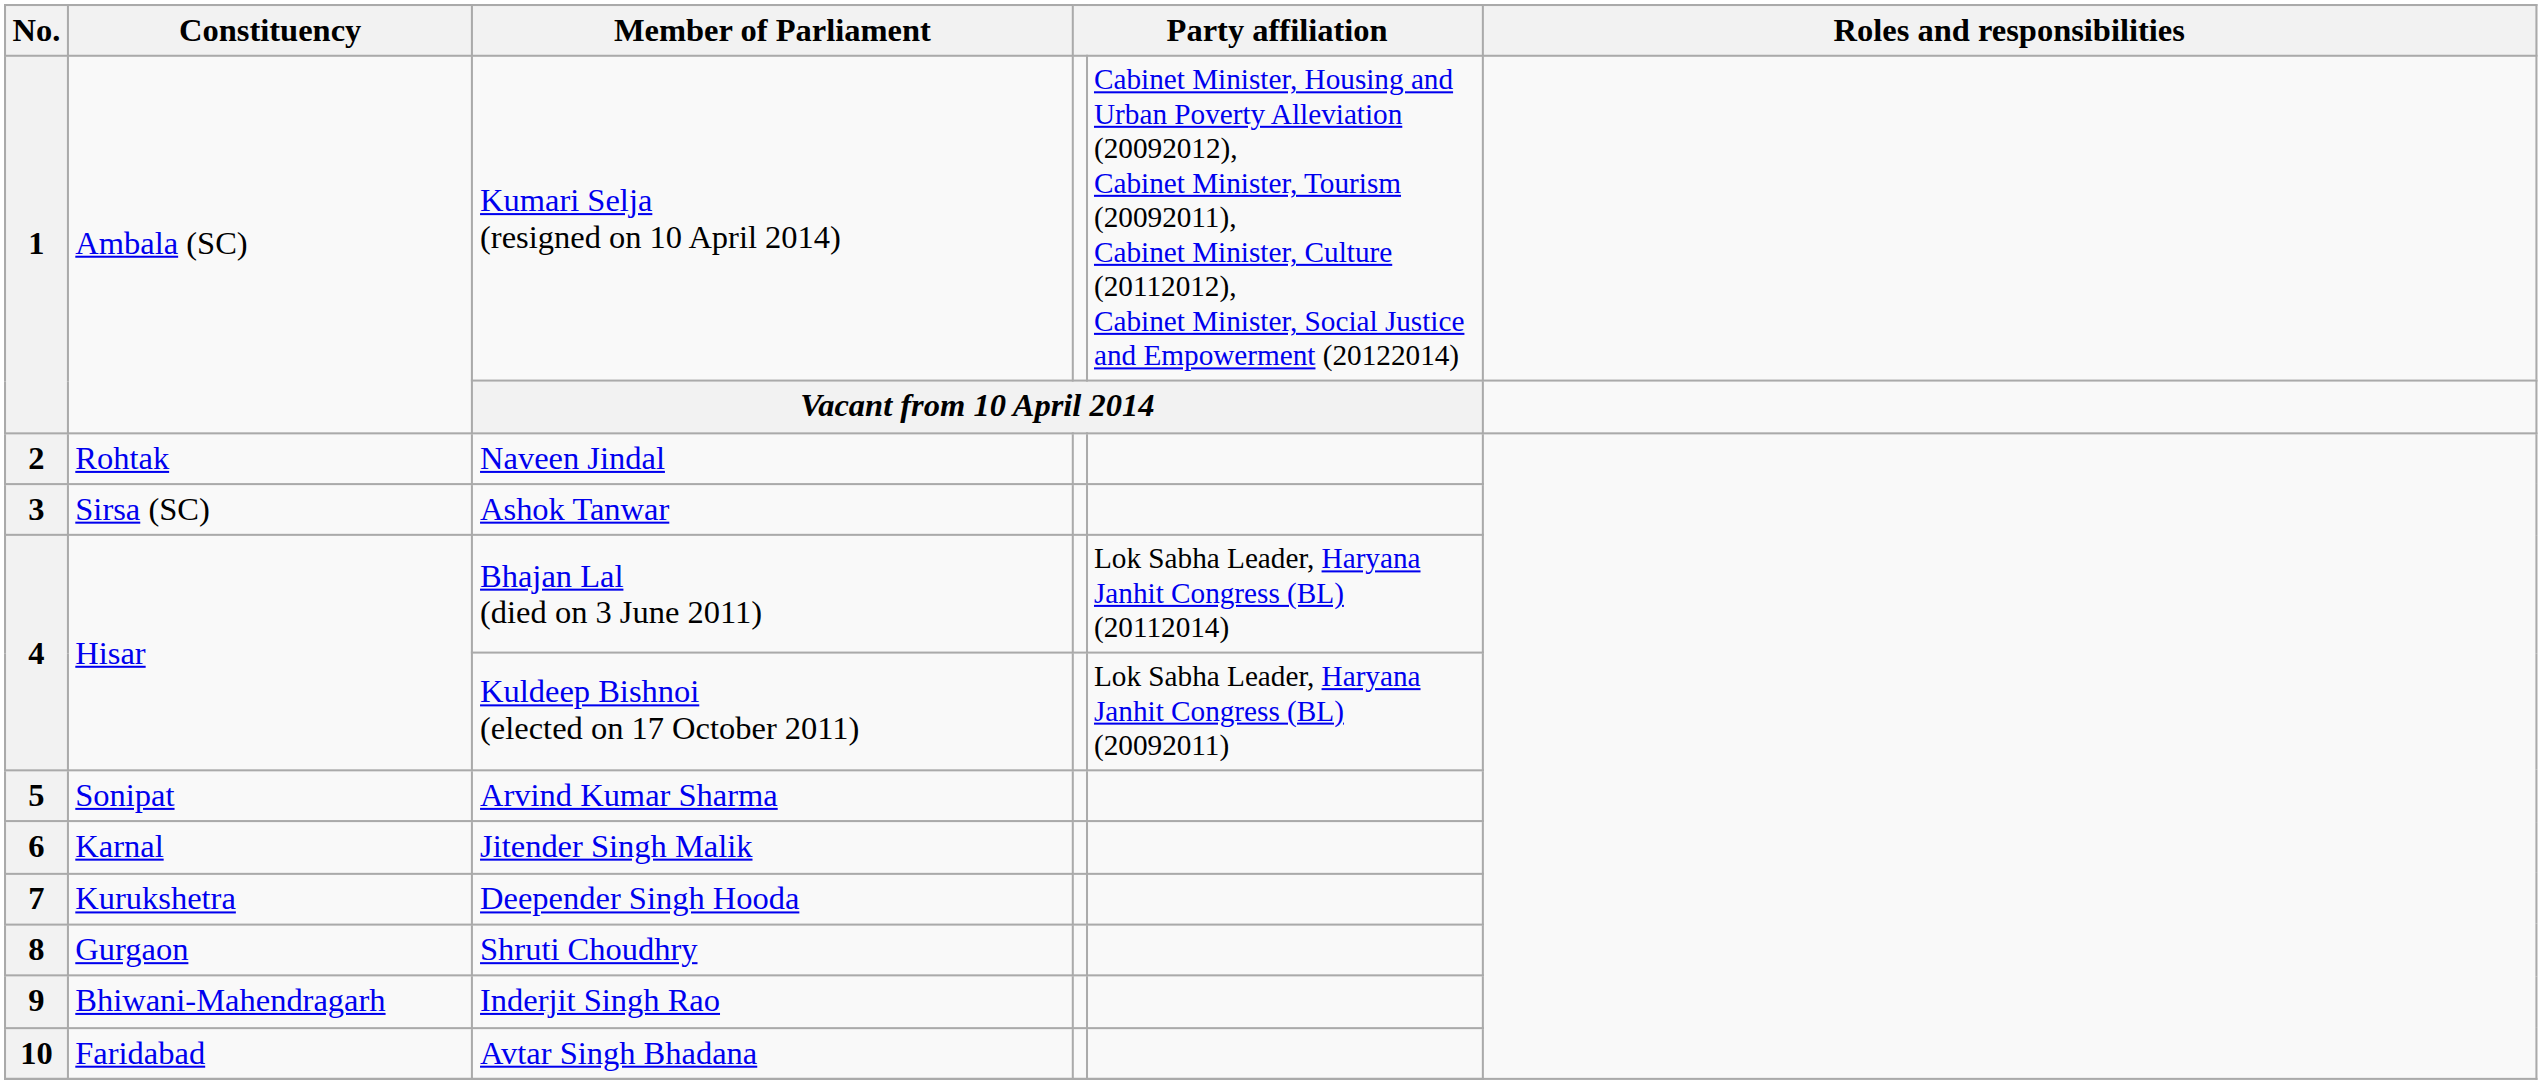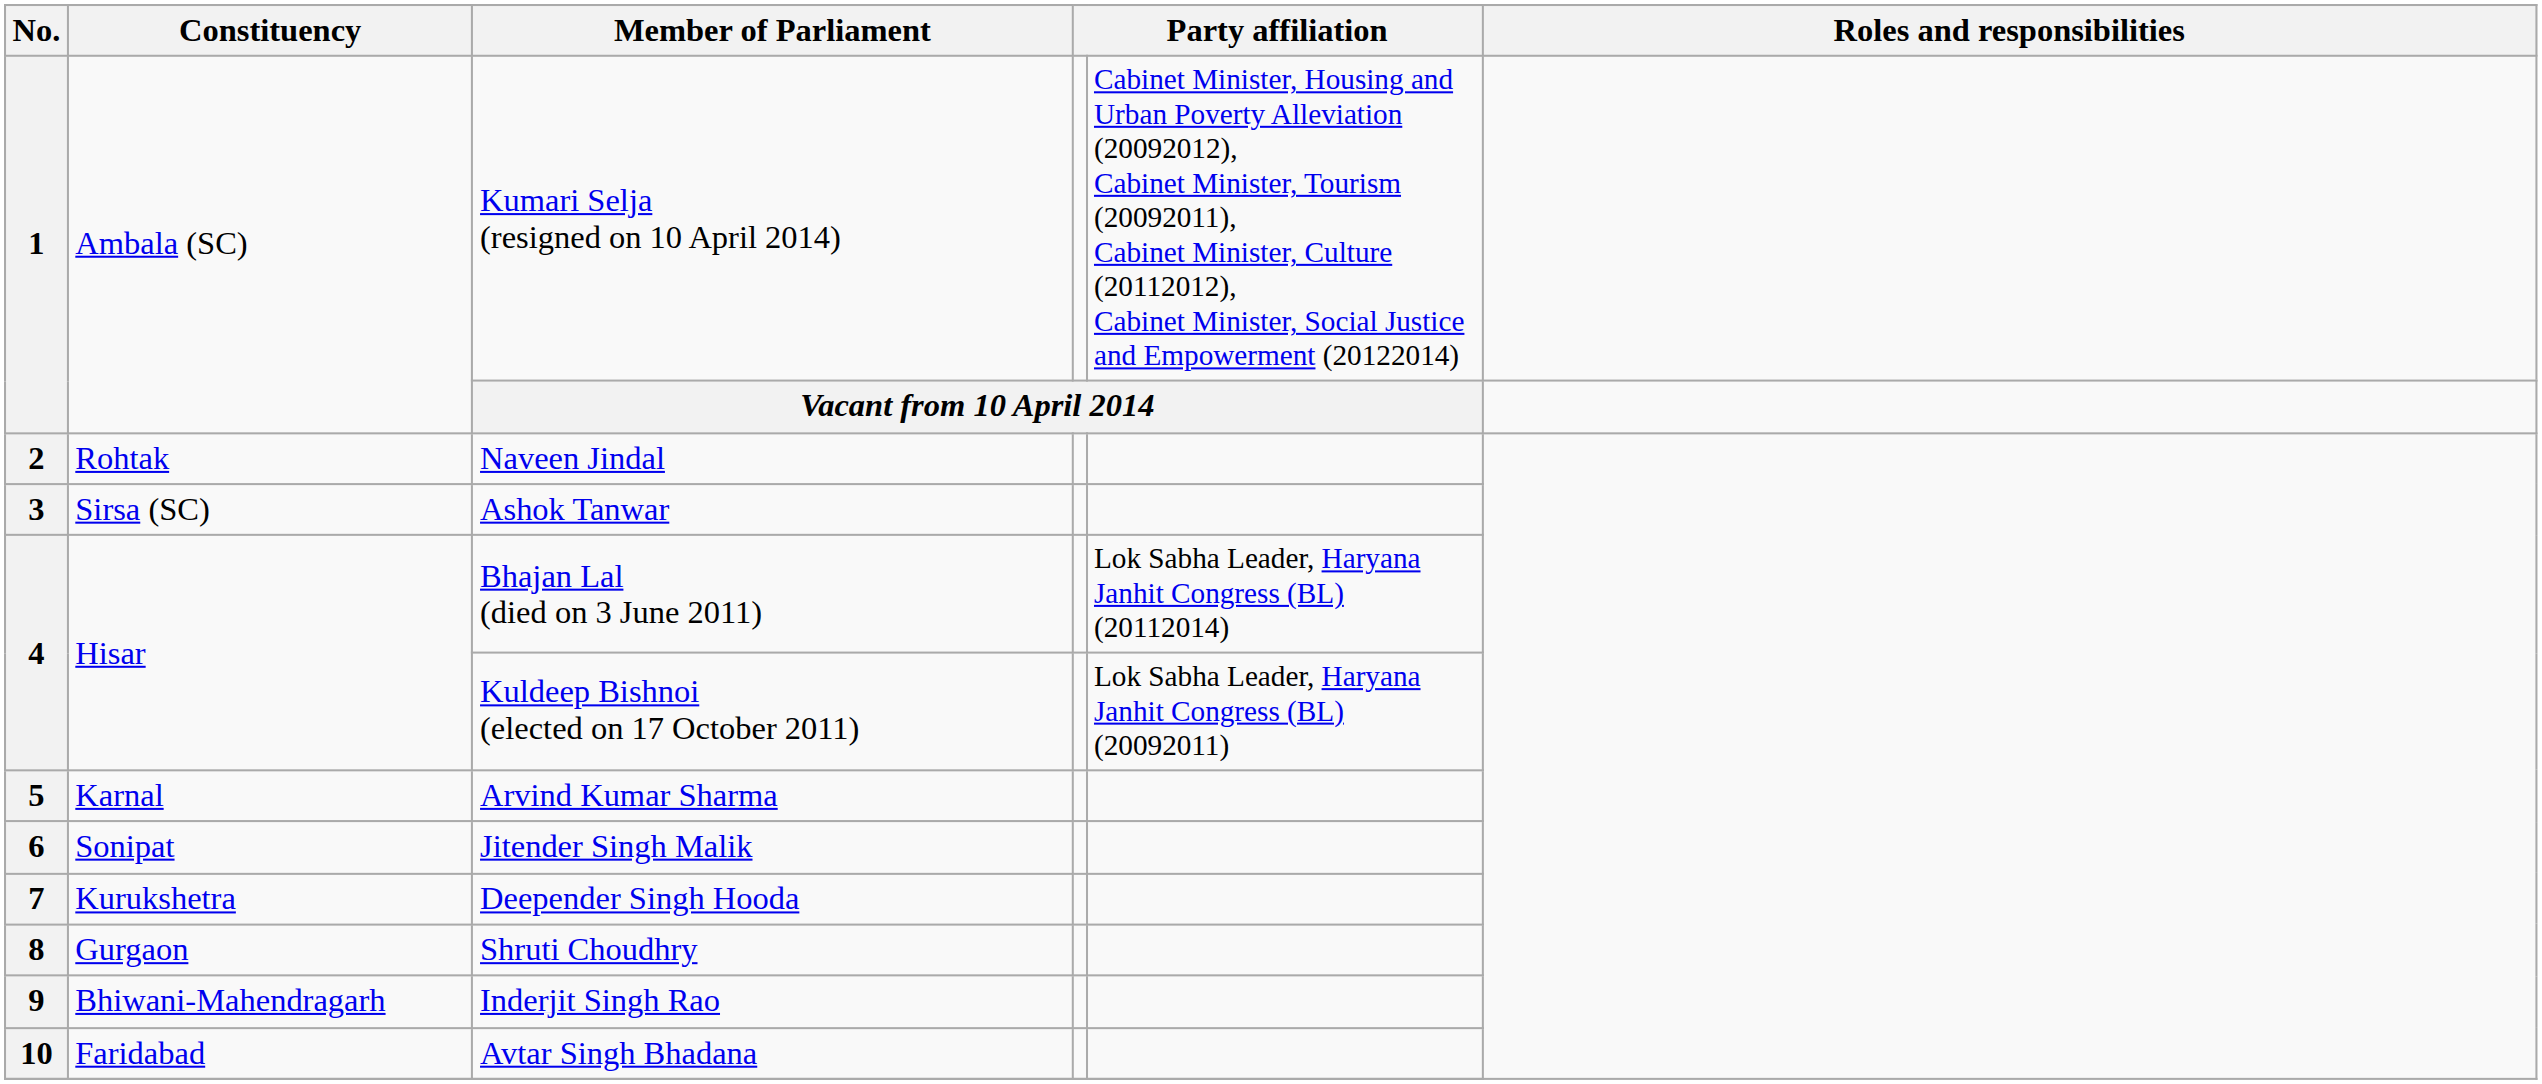(125, 795) Sonipat -> (119, 795) Karnal
(119, 846) Karnal -> (125, 846) Sonipat
